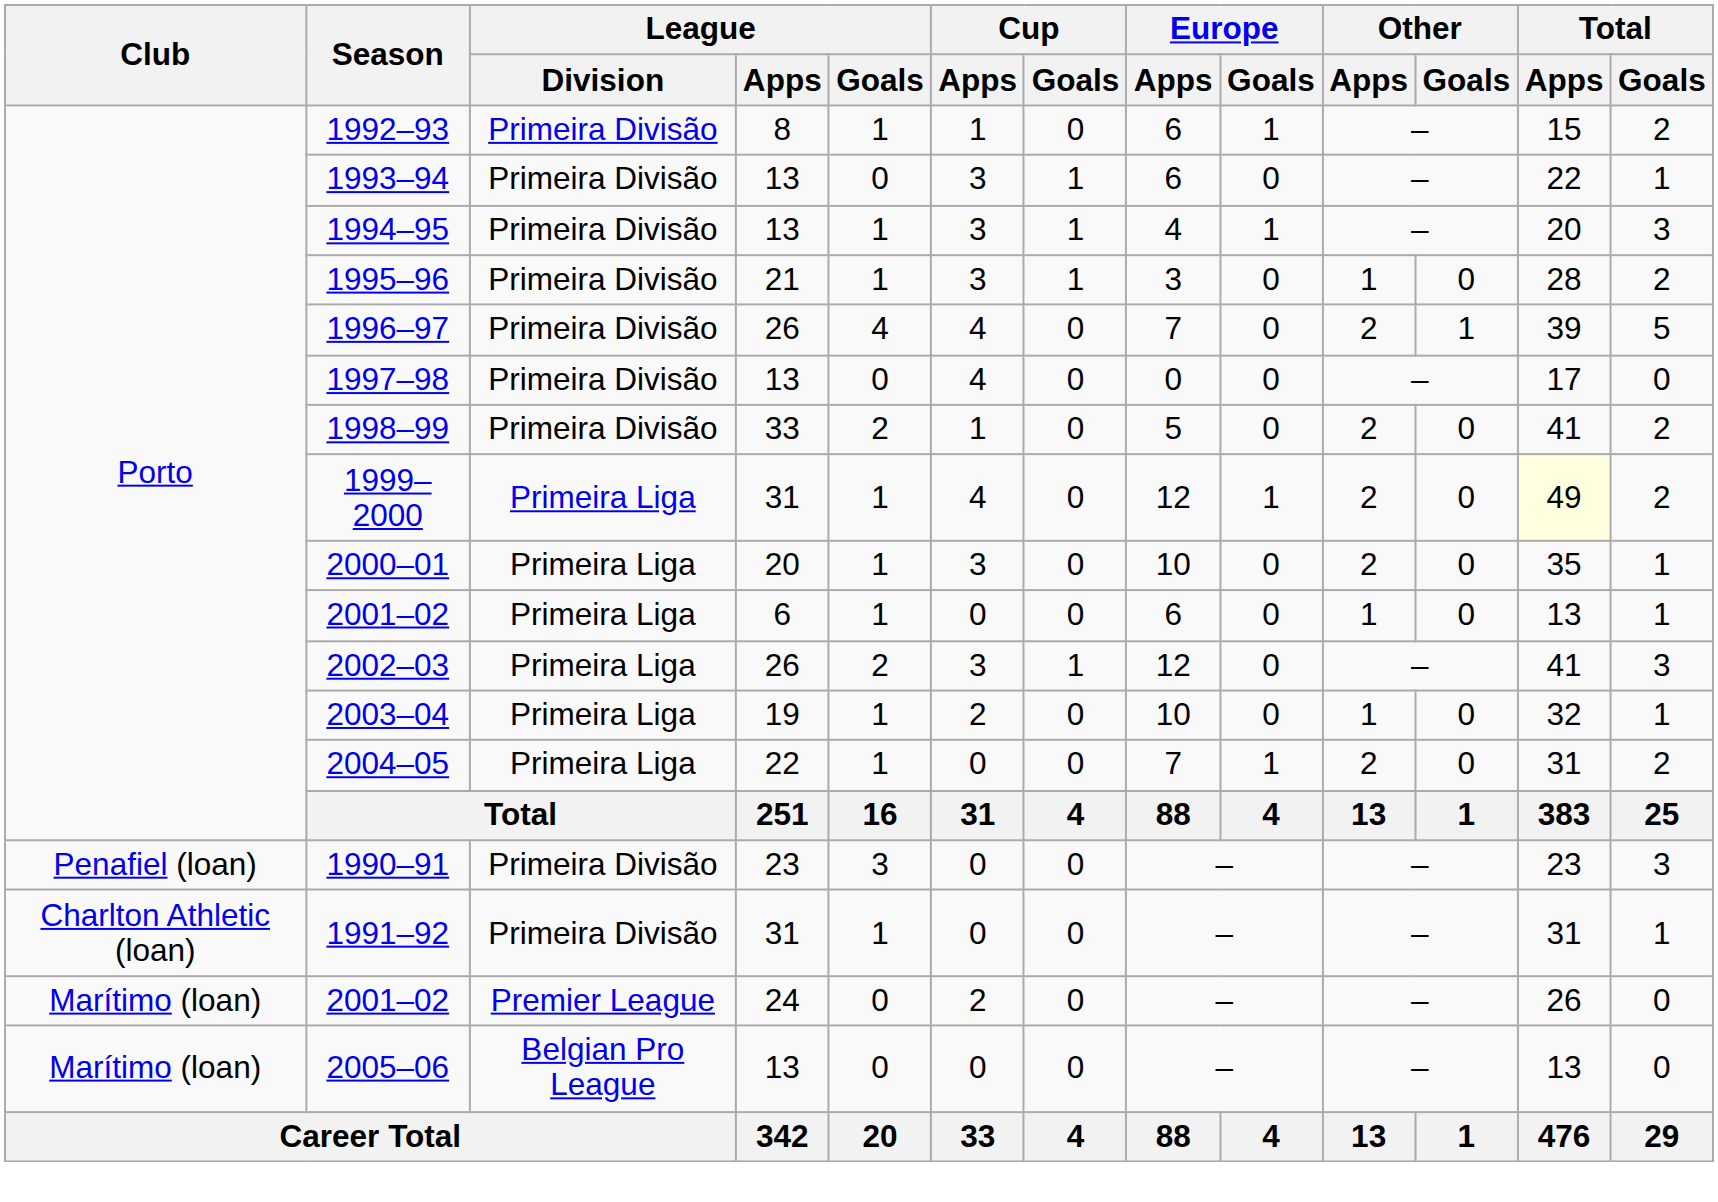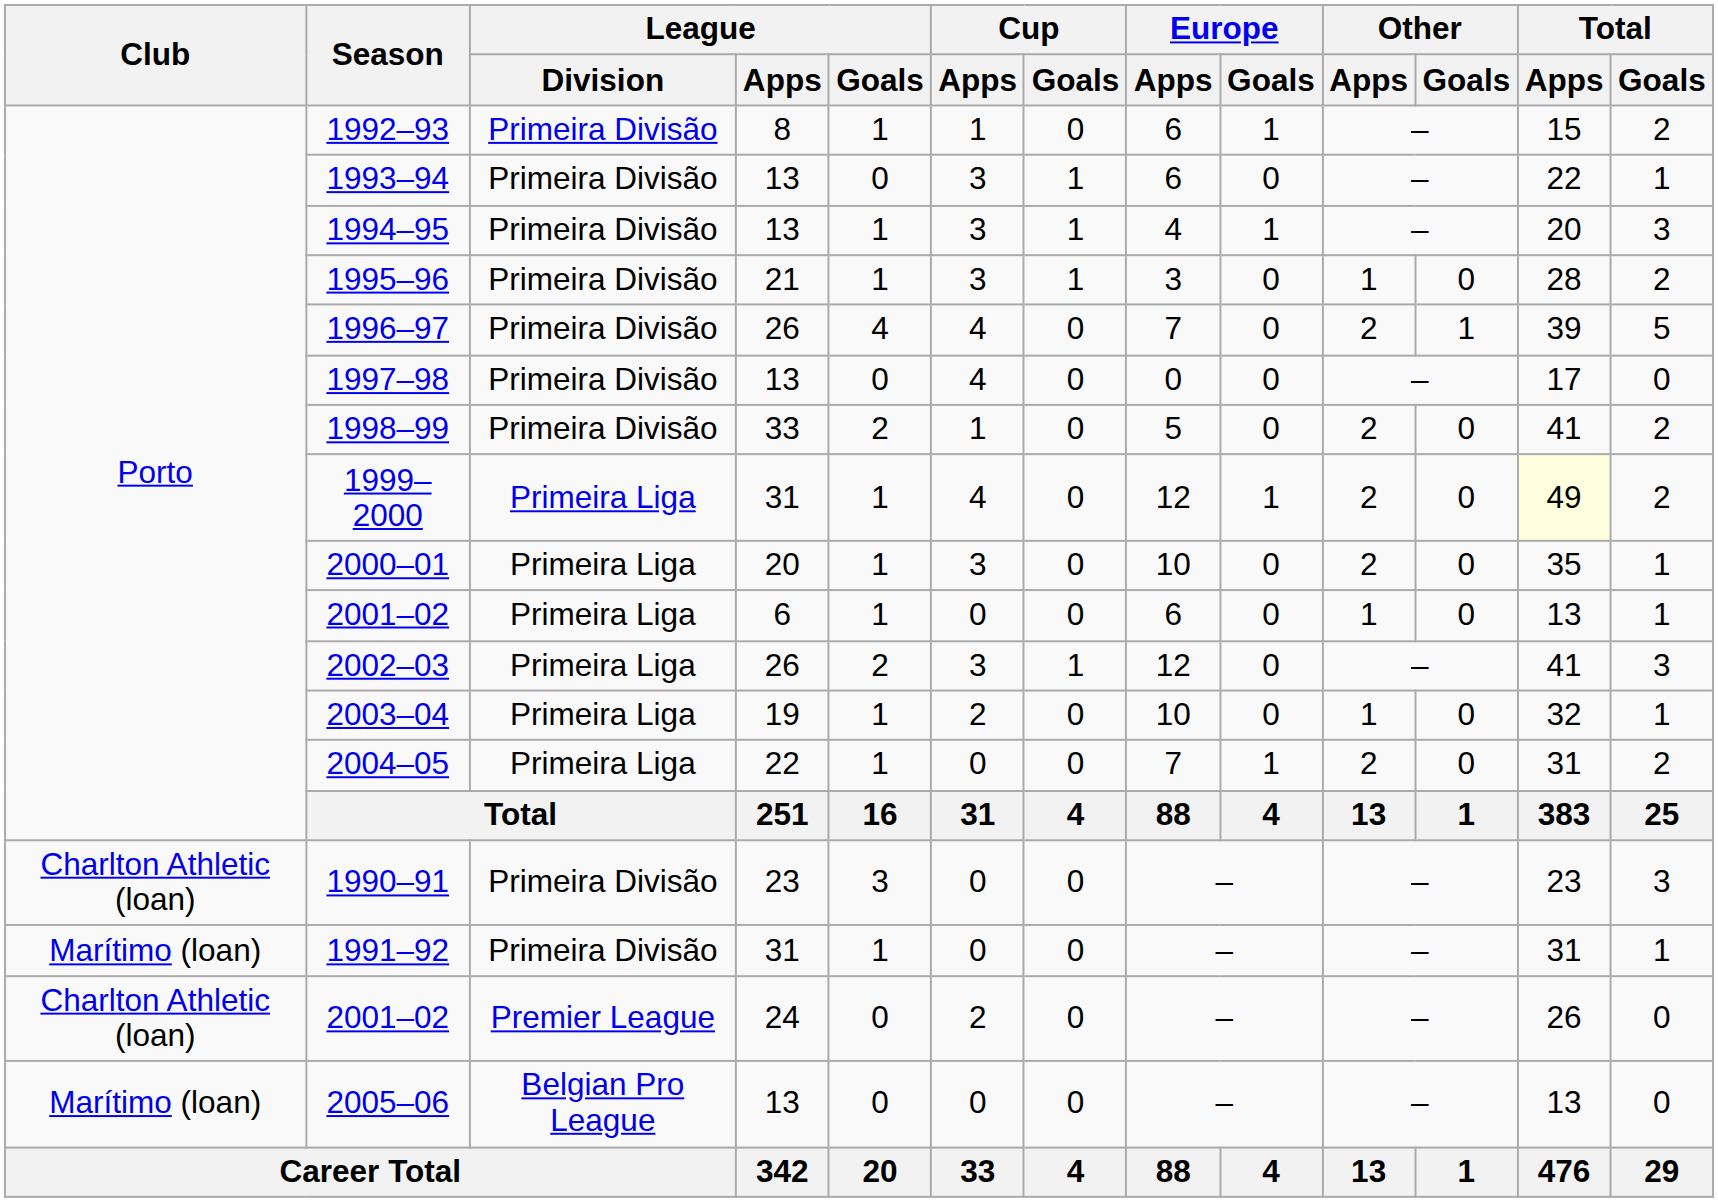(155, 864) Penafiel (loan) -> (155, 882) Charlton Athletic (loan)
(155, 932) Charlton Athletic (loan) -> (155, 950) Marítimo (loan)
(155, 1000) Marítimo (loan) -> (155, 1017) Charlton Athletic (loan)
